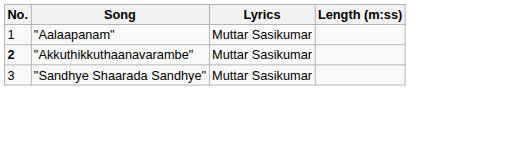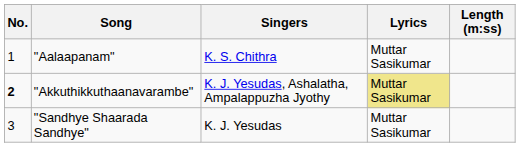+ column: (284, 22)
(262, 55) no background -> (401, 91) khaki background
